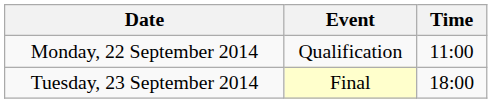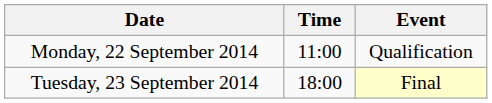columns swapped: (452, 20) <-> (350, 20)
